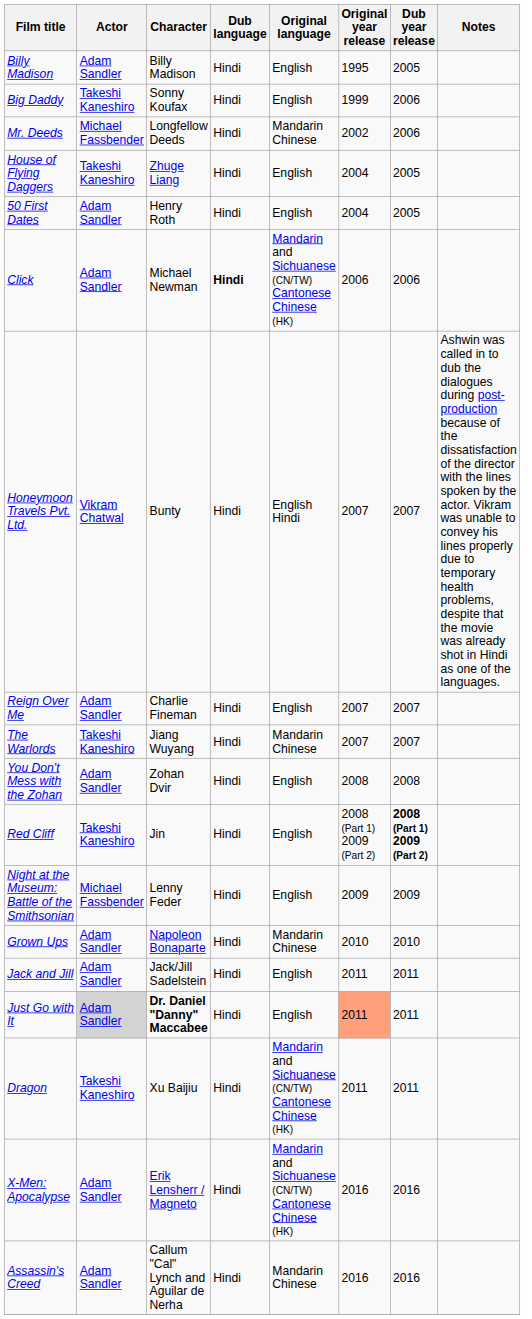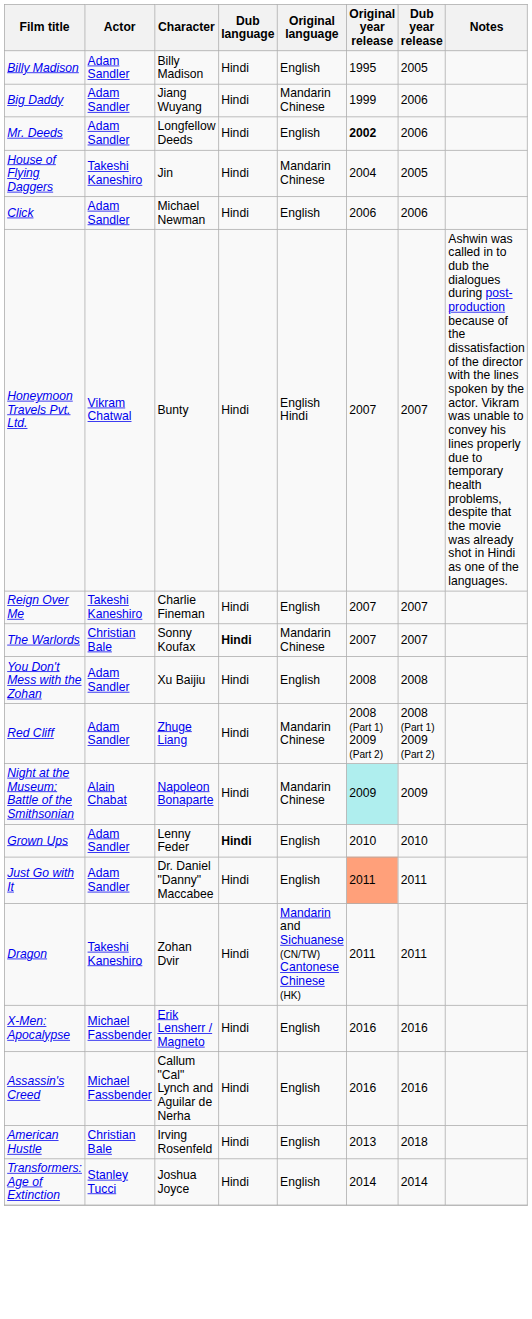(107, 100) Takeshi Kaneshiro -> (109, 100) Adam Sandler
(168, 100) Sonny Koufax -> (180, 100) Jiang Wuyang
(292, 100) English -> (305, 100) Mandarin Chinese
(112, 133) Michael Fassbender -> (109, 133) Adam Sandler
(298, 133) Mandarin Chinese -> (300, 133) English
(355, 133) normal -> (363, 133) bold
(167, 173) Zhuge Liang -> (165, 173) Jin
(292, 173) English -> (305, 173) Mandarin Chinese
- row: (27, 213)
(228, 280) bold -> (235, 213) normal
(304, 280) Mandarin and Sichuanese (CN/TW) Cantonese Chinese (HK) -> (300, 213) English
(101, 708) Adam Sandler -> (115, 607) Takeshi Kaneshiro
(107, 741) Takeshi Kaneshiro -> (112, 640) Christian Bale
(172, 741) Jiang Wuyang -> (176, 640) Sonny Koufax
(227, 741) normal -> (236, 640) bold
(167, 781) Zohan Dvir -> (181, 680) Xu Baijiu
(107, 835) Takeshi Kaneshiro -> (109, 733) Adam Sandler
(157, 835) Jin -> (175, 733) Zhuge Liang
(292, 835) English -> (305, 733) Mandarin Chinese
(410, 835) bold -> (418, 733) normal
(112, 895) Michael Fassbender -> (107, 793) Alain Chabat
(166, 895) Lenny Feder -> (185, 793) Napoleon Bonaparte
(292, 895) English -> (305, 793) Mandarin Chinese
(355, 895) no background -> (363, 793) paleturquoise background
(178, 942) Napoleon Bonaparte -> (174, 840) Lenny Feder
(227, 942) normal -> (236, 840) bold
(298, 942) Mandarin Chinese -> (300, 840) English
- row: (40, 974)
(101, 1014) lightgrey background -> (109, 880) no background
(179, 1014) bold -> (185, 880) normal
(174, 1088) Xu Baijiu -> (175, 954) Zohan Dvir
(101, 1190) Adam Sandler -> (120, 1028) Michael Fassbender
(304, 1190) Mandarin and Sichuanese (CN/TW) Cantonese Chinese (HK) -> (300, 1028) English
(101, 1277) Adam Sandler -> (120, 1088) Michael Fassbender
(298, 1277) Mandarin Chinese -> (300, 1088) English
+ row: (33, 1142)
+ row: (45, 1182)
